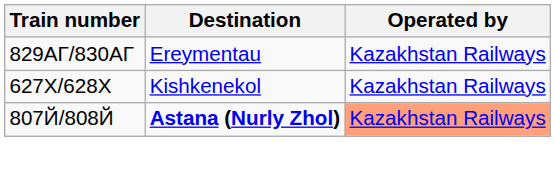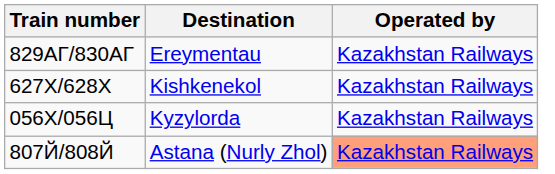+ row: (61, 119)
(245, 119) bold -> (239, 151) normal
